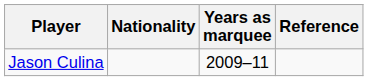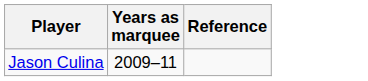- column: (153, 26)
